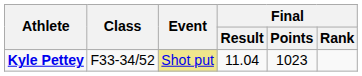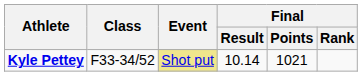(242, 61) 11.04 -> (242, 61) 10.14
(292, 61) 1023 -> (292, 61) 1021
